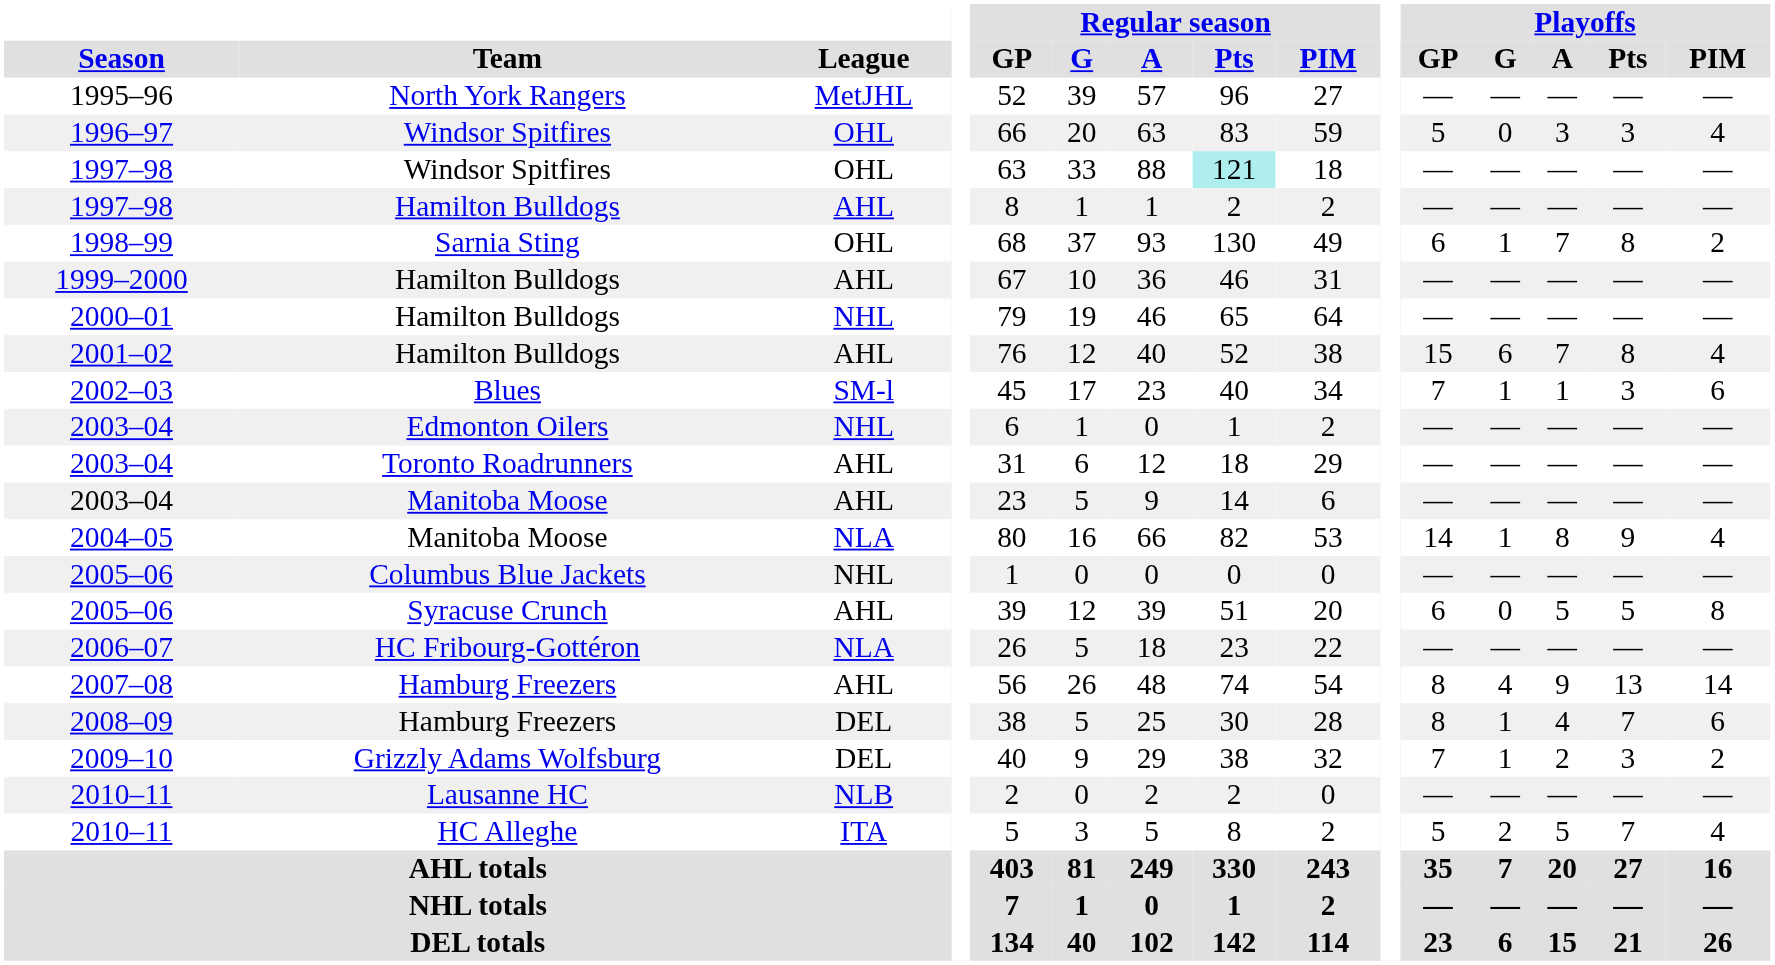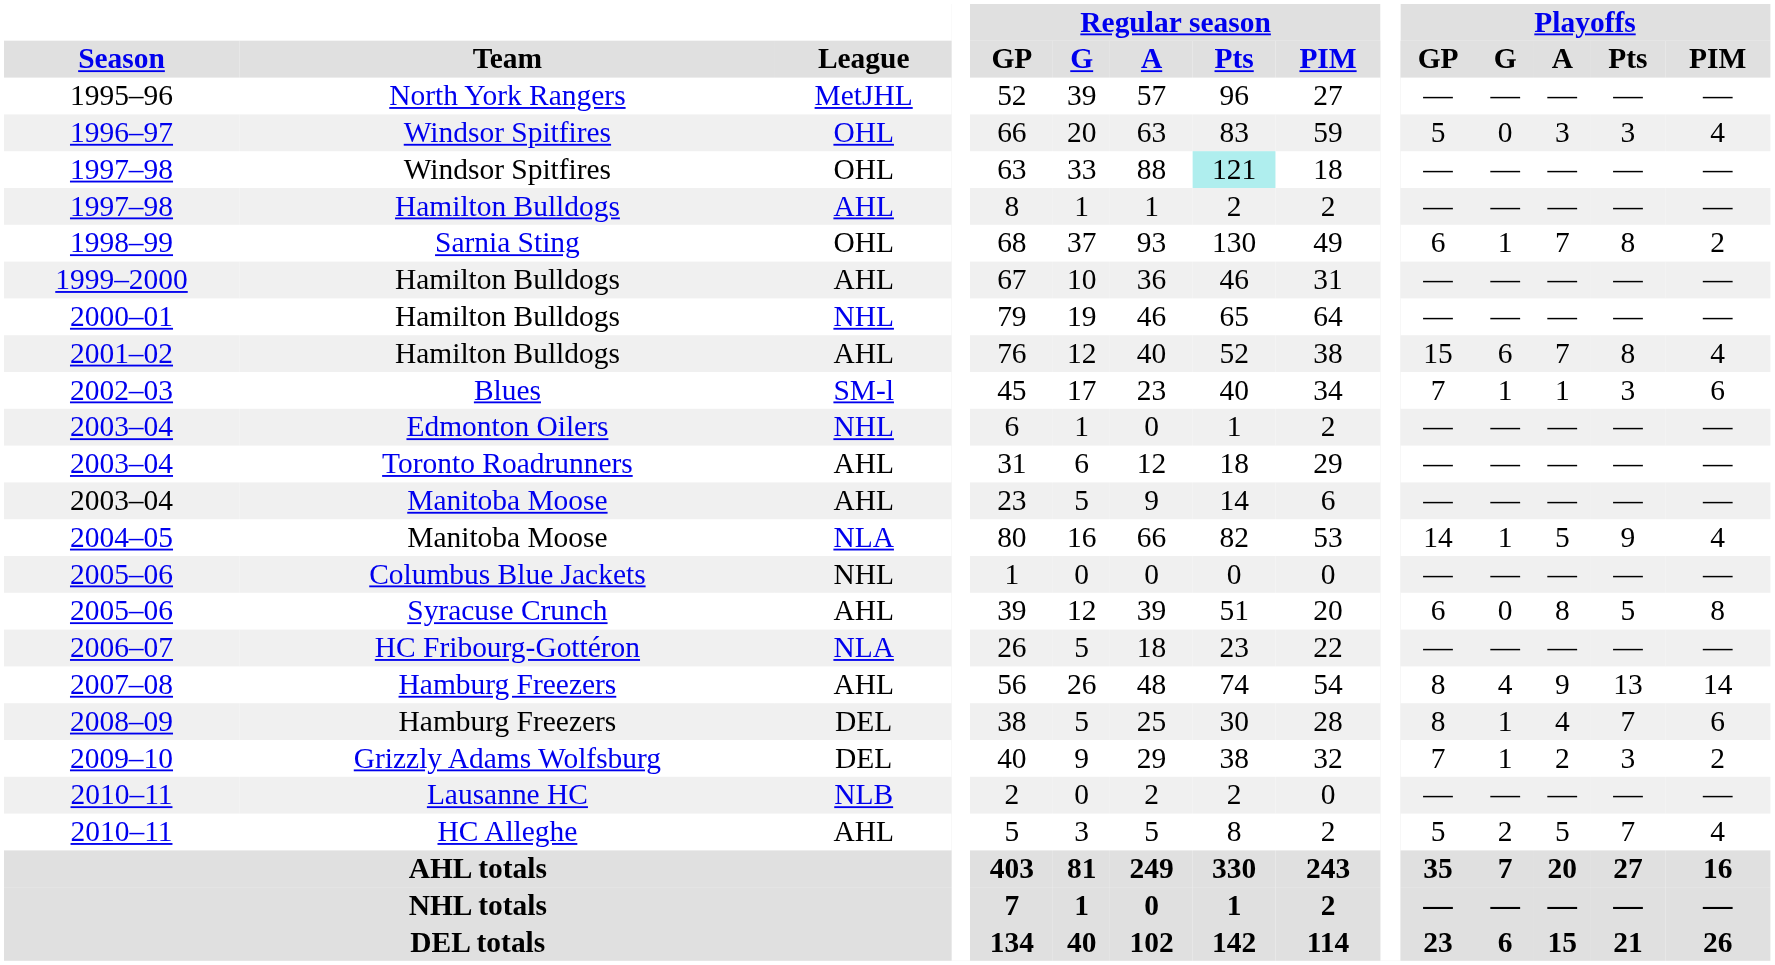(1562, 537) 8 -> (1562, 537) 5
(1562, 610) 5 -> (1562, 610) 8
(864, 831) ITA -> (864, 831) AHL
